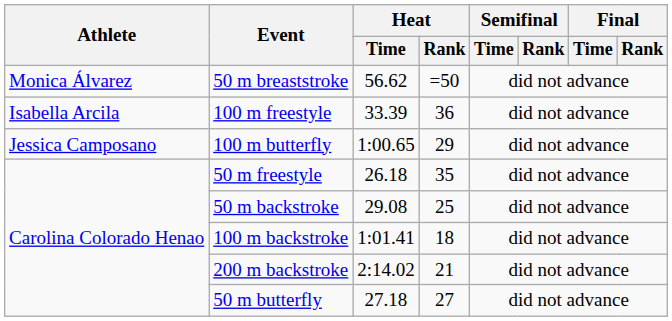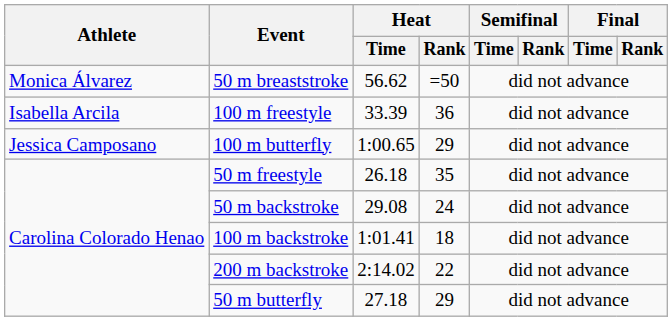(444, 206) 25 -> (444, 206) 24
(444, 269) 21 -> (444, 269) 22
(444, 301) 27 -> (444, 301) 29
